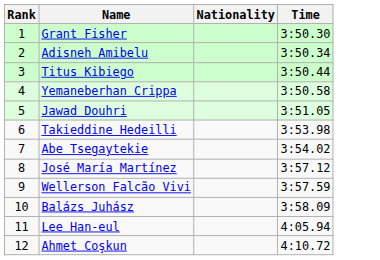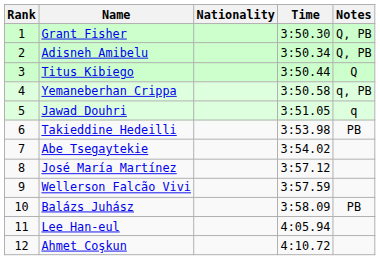+ column: (354, 14)
